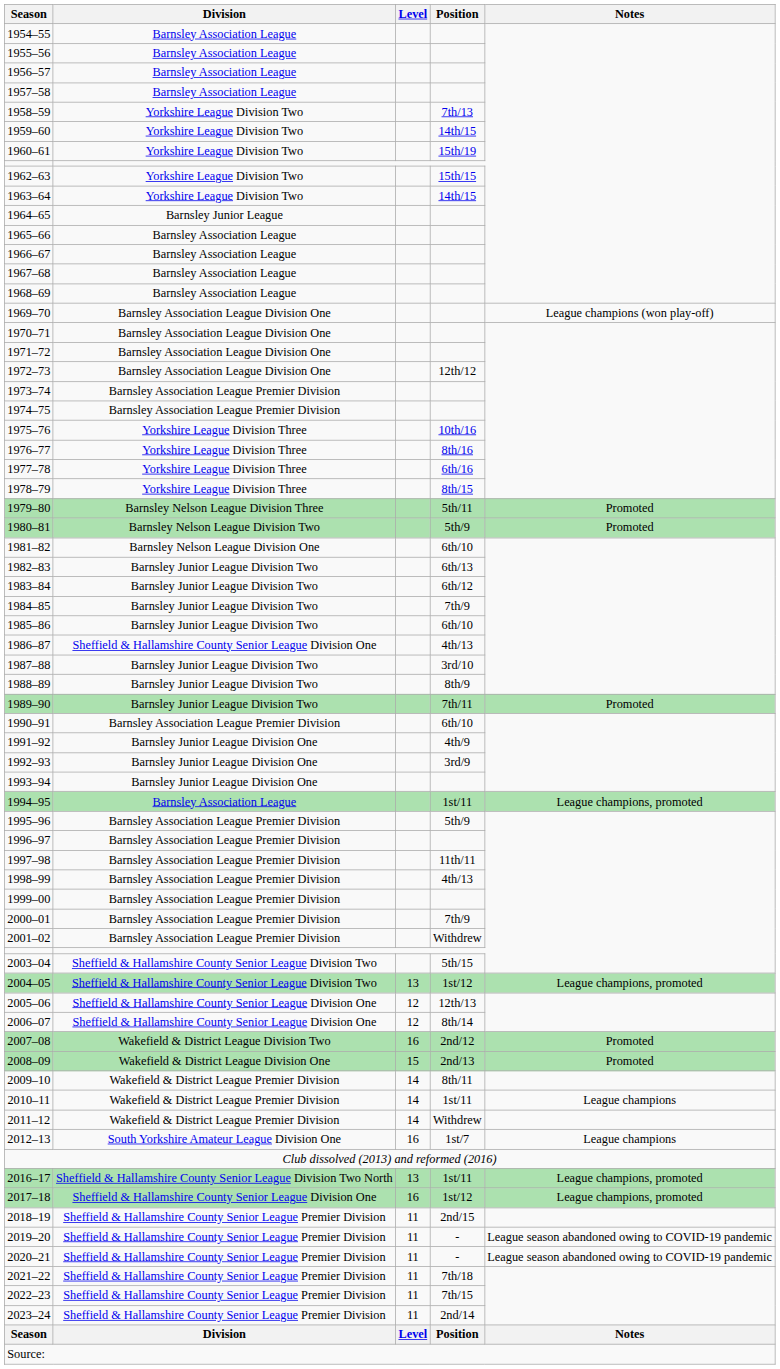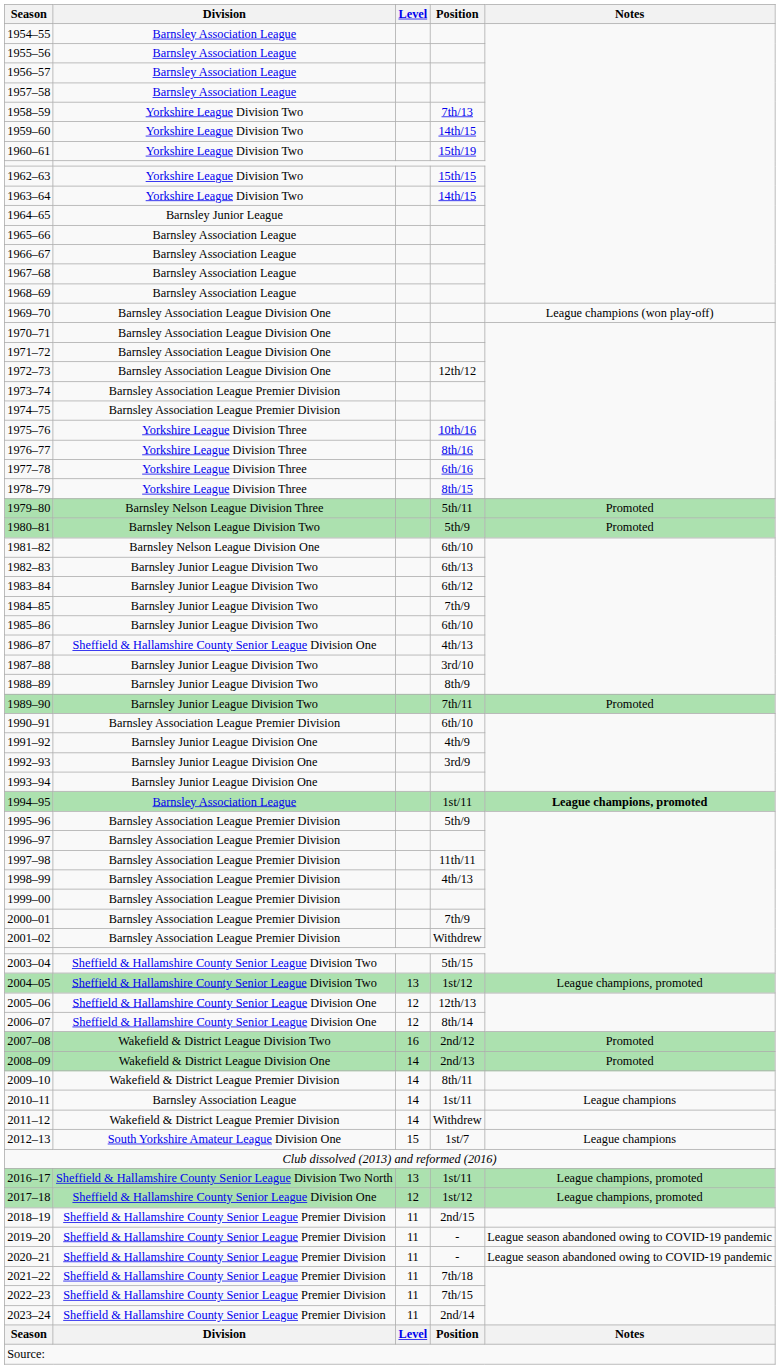(630, 801) normal -> (630, 801) bold
(413, 1061) 15 -> (413, 1061) 14
(224, 1100) Wakefield & District League Premier Division -> (224, 1100) Barnsley Association League
(413, 1139) 16 -> (413, 1139) 15
(413, 1197) 16 -> (413, 1197) 12
